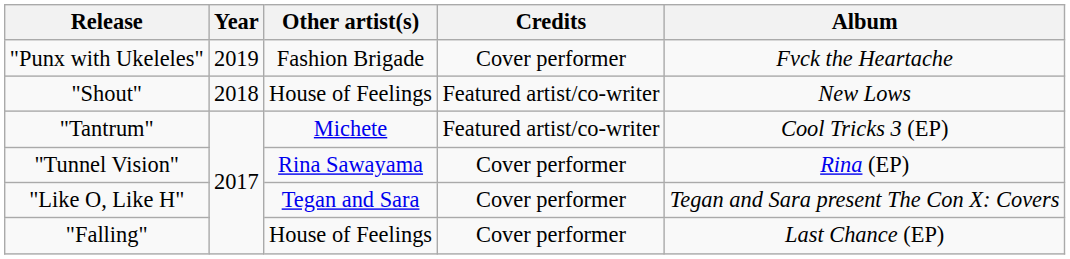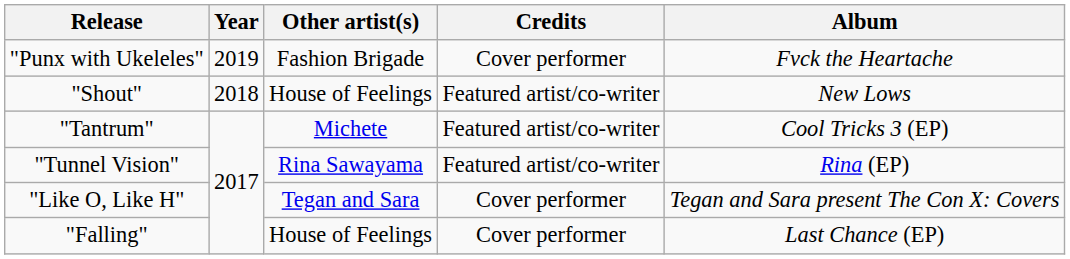(551, 164) Cover performer -> (551, 164) Featured artist/co-writer
